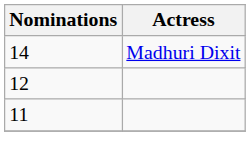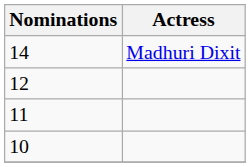+ row: (19, 146)
